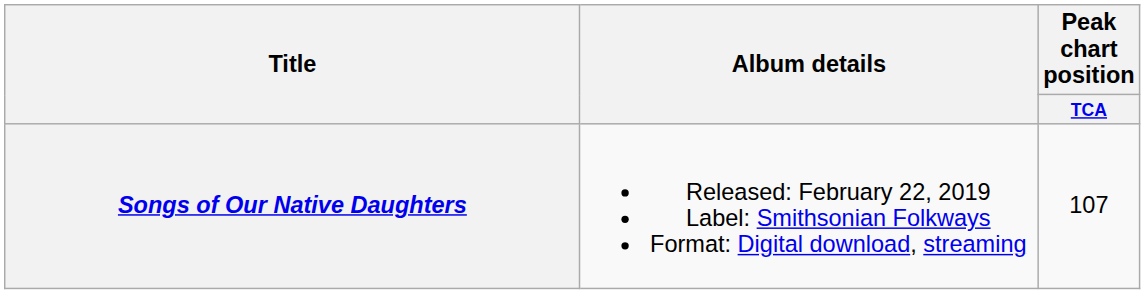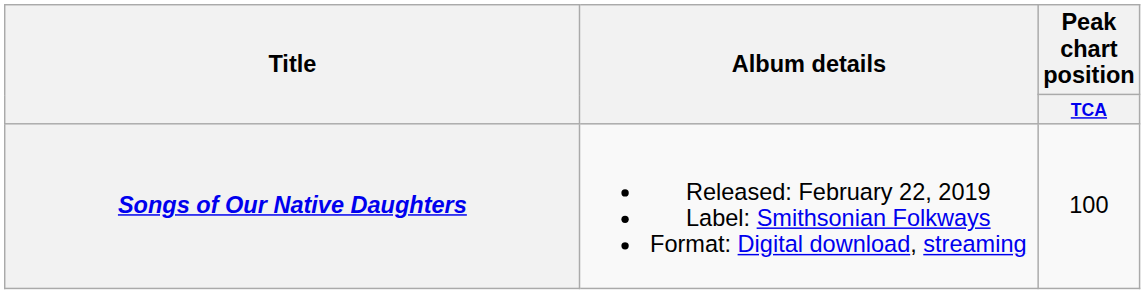(1089, 205) 107 -> (1089, 205) 100
